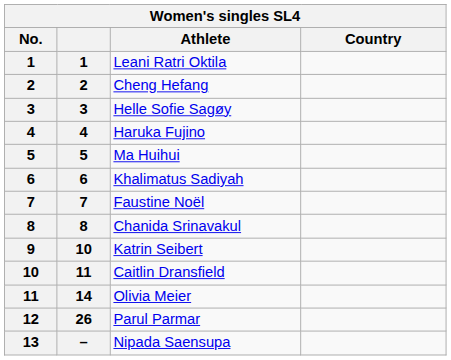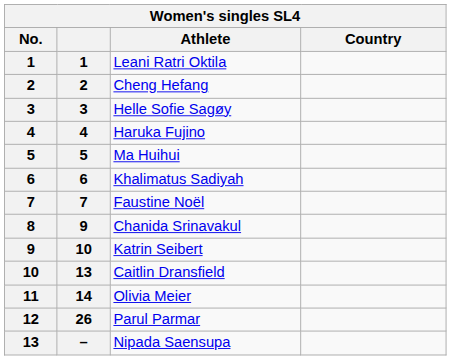(84, 226) 8 -> (84, 226) 9
(84, 272) 11 -> (84, 272) 13
